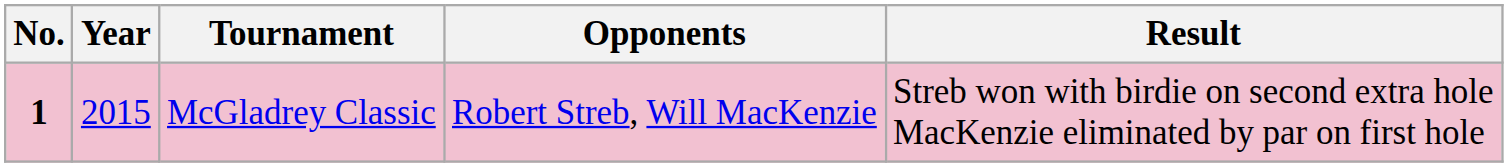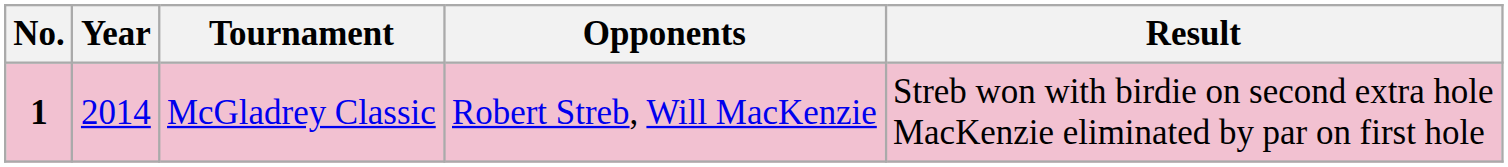(116, 111) 2015 -> (116, 111) 2014
